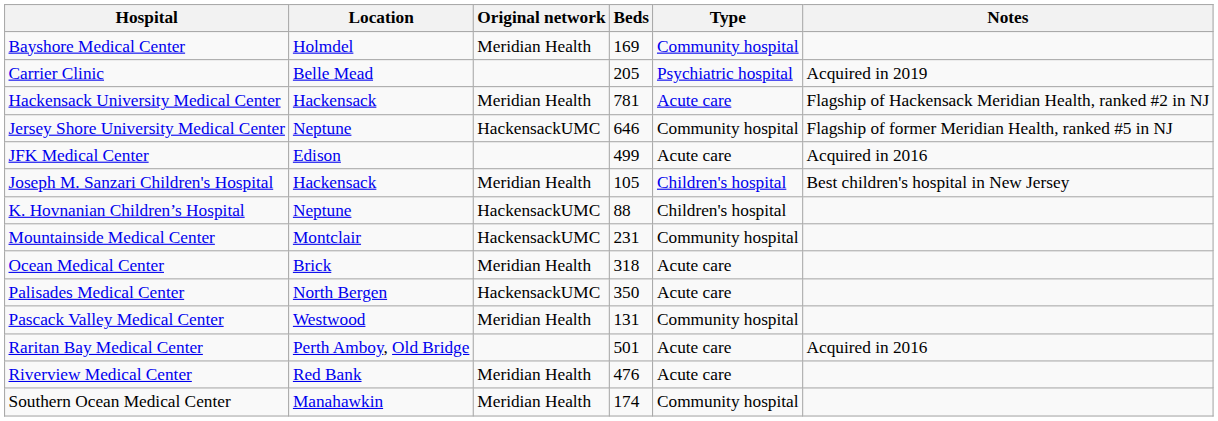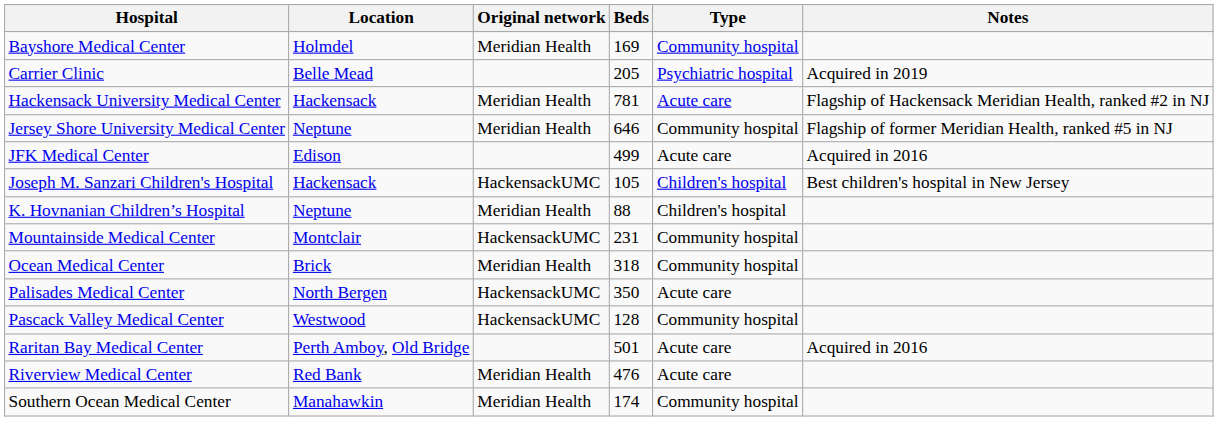(539, 127) HackensackUMC -> (534, 127) Meridian Health
(534, 182) Meridian Health -> (539, 182) HackensackUMC
(539, 210) HackensackUMC -> (534, 210) Meridian Health
(694, 264) Acute care -> (728, 264) Community hospital
(534, 319) Meridian Health -> (539, 319) HackensackUMC
(626, 319) 131 -> (626, 319) 128
